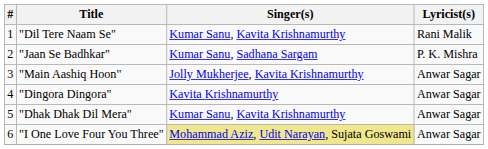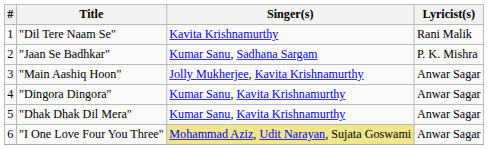(257, 34) Kumar Sanu, Kavita Krishnamurthy -> (224, 34) Kavita Krishnamurthy
(224, 94) Kavita Krishnamurthy -> (257, 94) Kumar Sanu, Kavita Krishnamurthy
